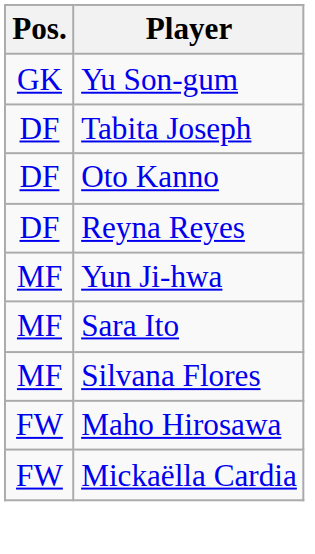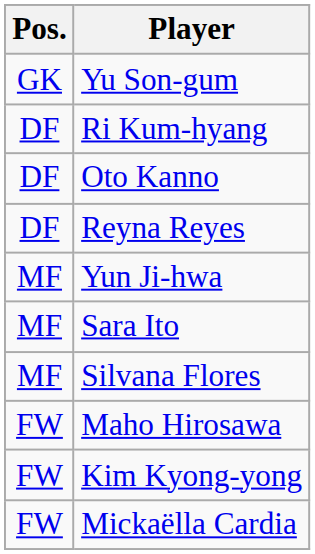- row: (166, 128)
+ row: (174, 128)
+ row: (192, 474)
